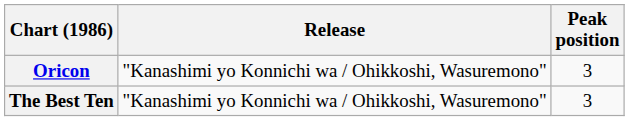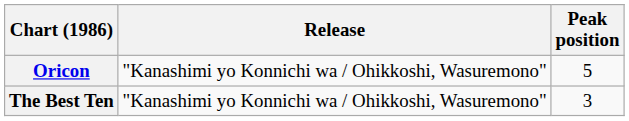(587, 70) 3 -> (587, 70) 5
